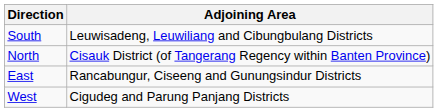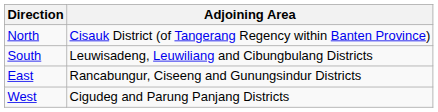rows swapped: (23, 55) <-> (24, 35)
